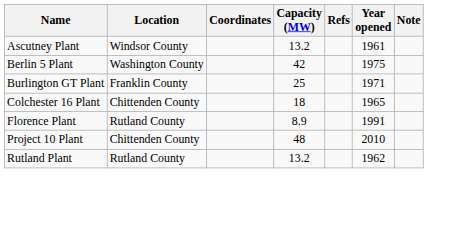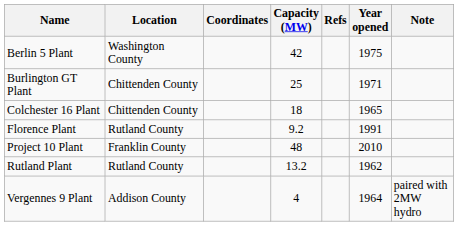- row: (43, 45)
(149, 83) Franklin County -> (153, 84) Chittenden County
(299, 121) 8.9 -> (296, 128) 9.2
(155, 139) Chittenden County -> (147, 147) Franklin County
+ row: (50, 198)
